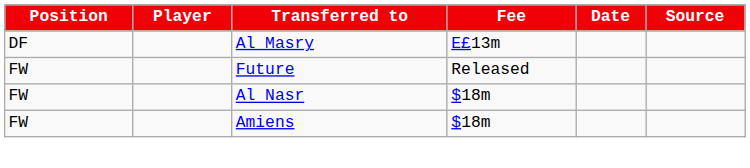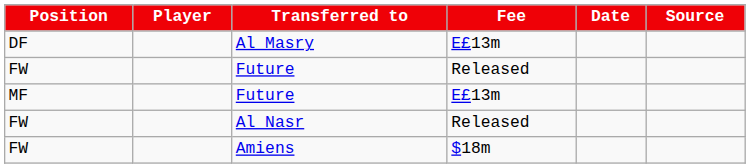+ row: (18, 97)
(471, 97) $18m -> (490, 123) Released
